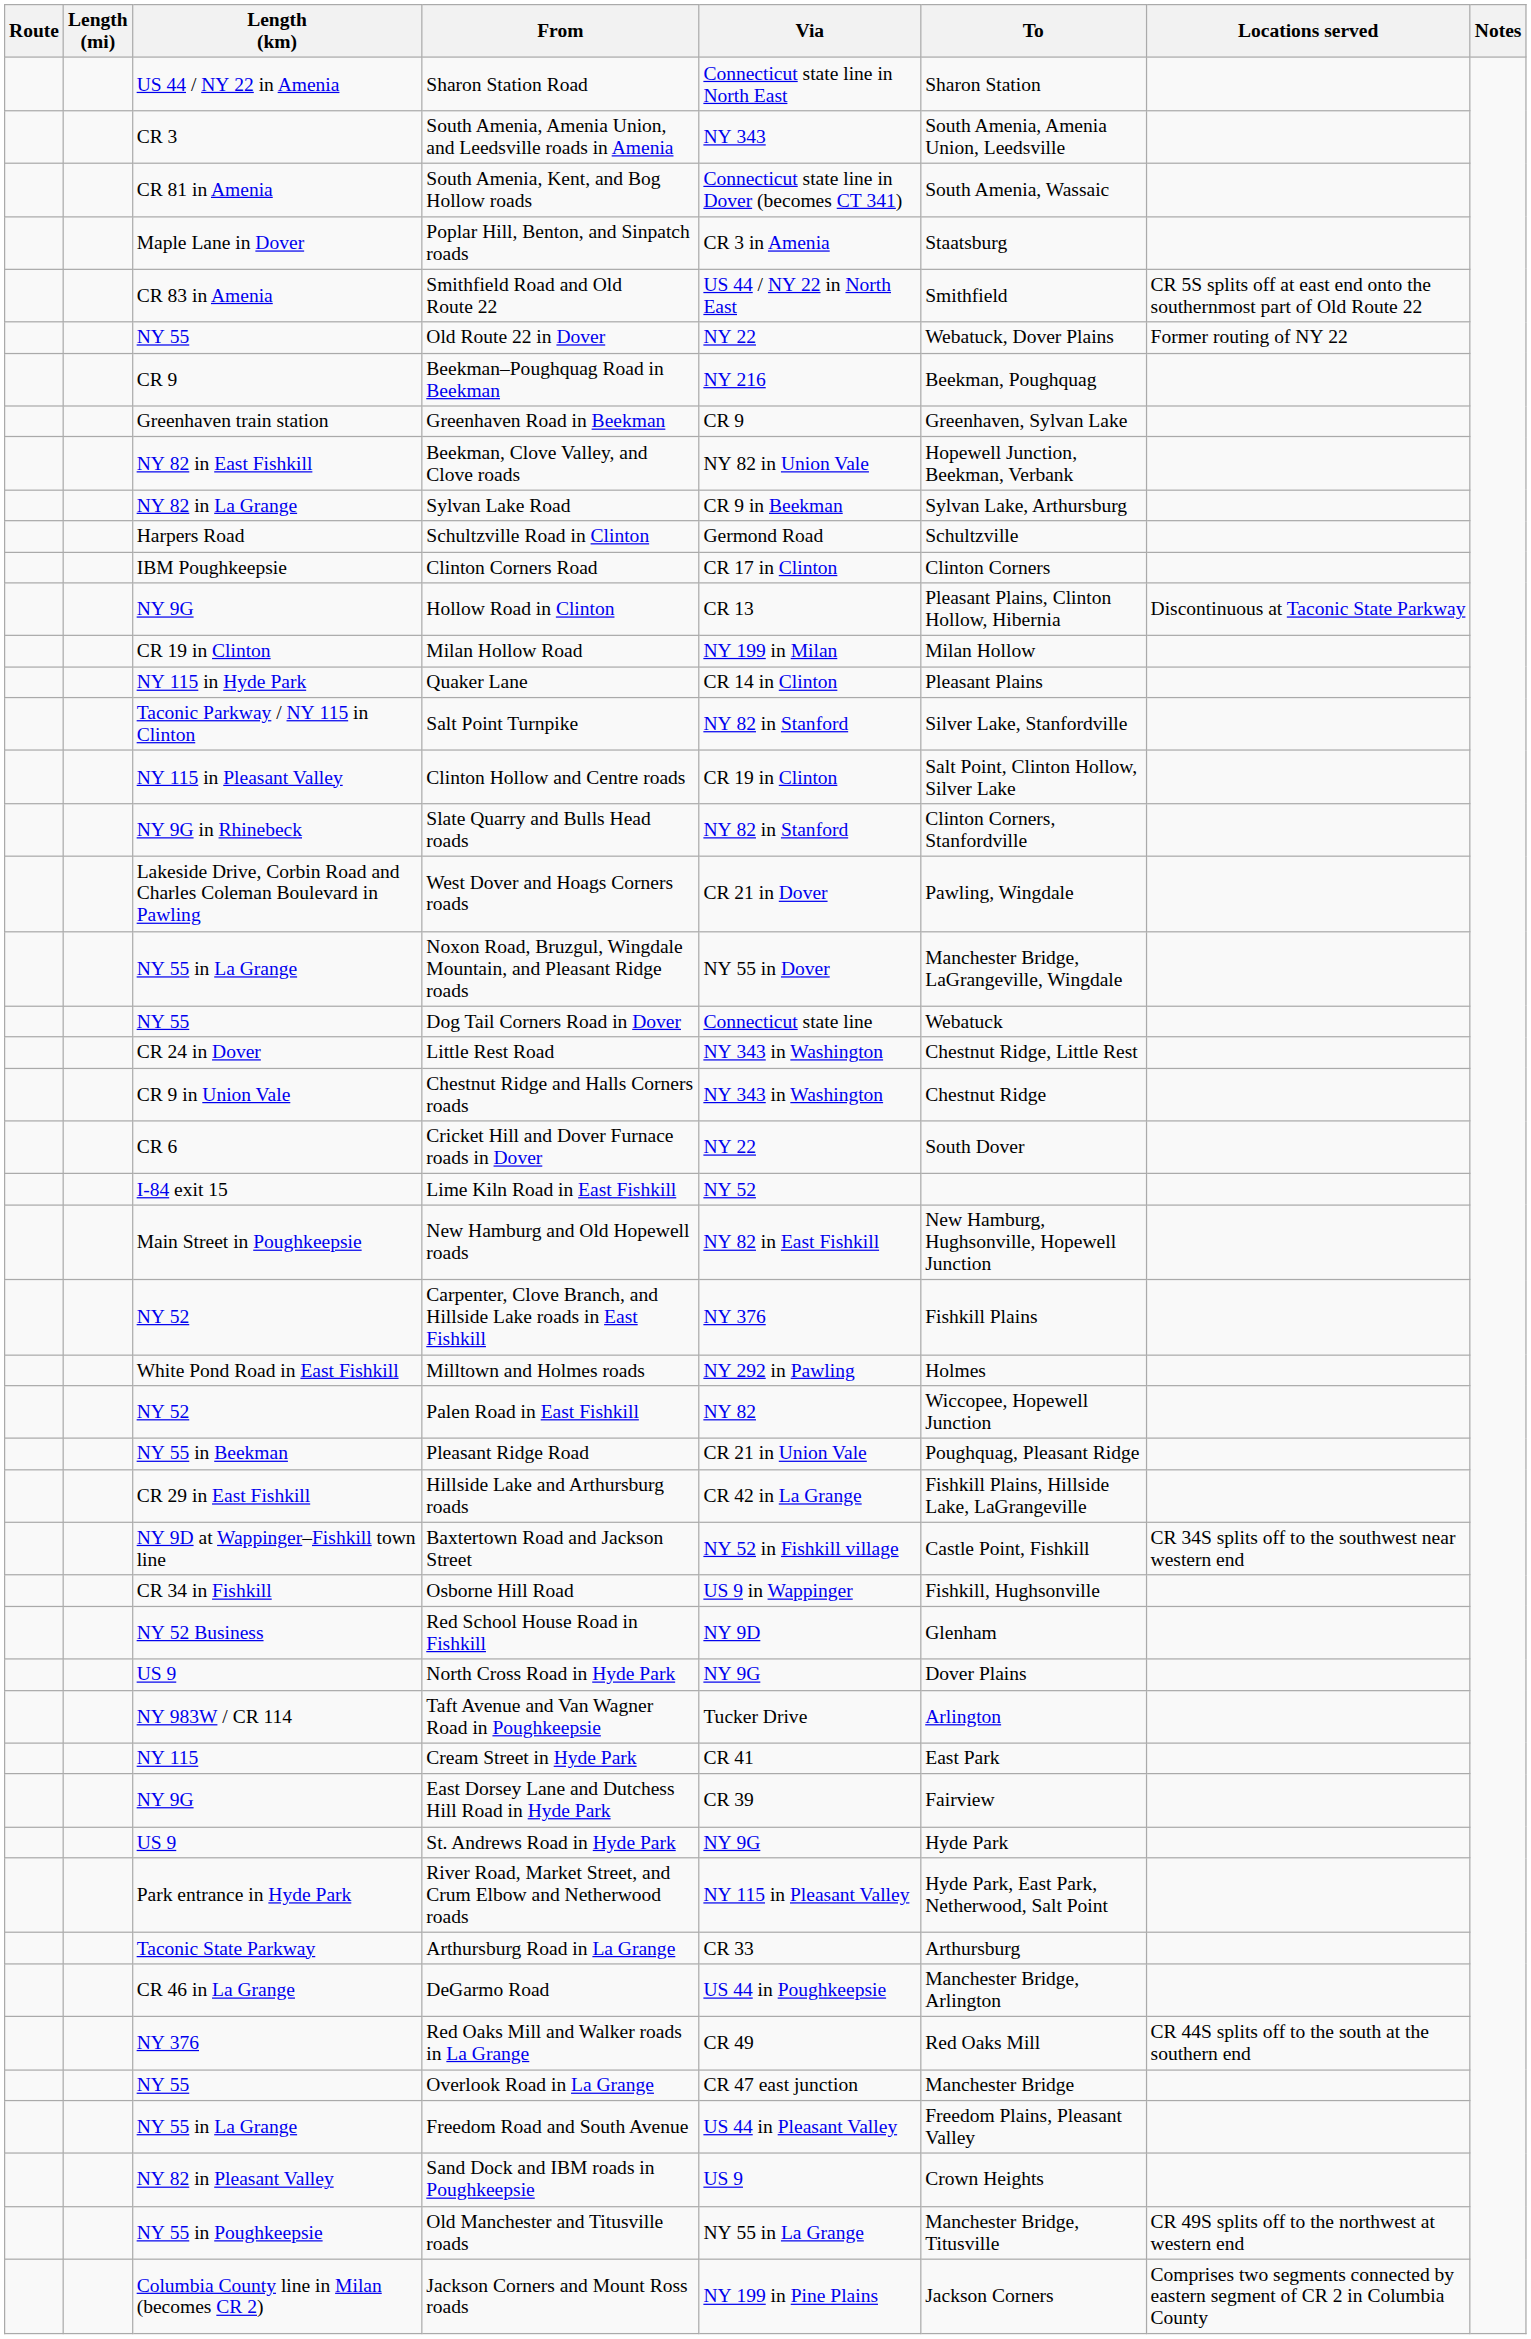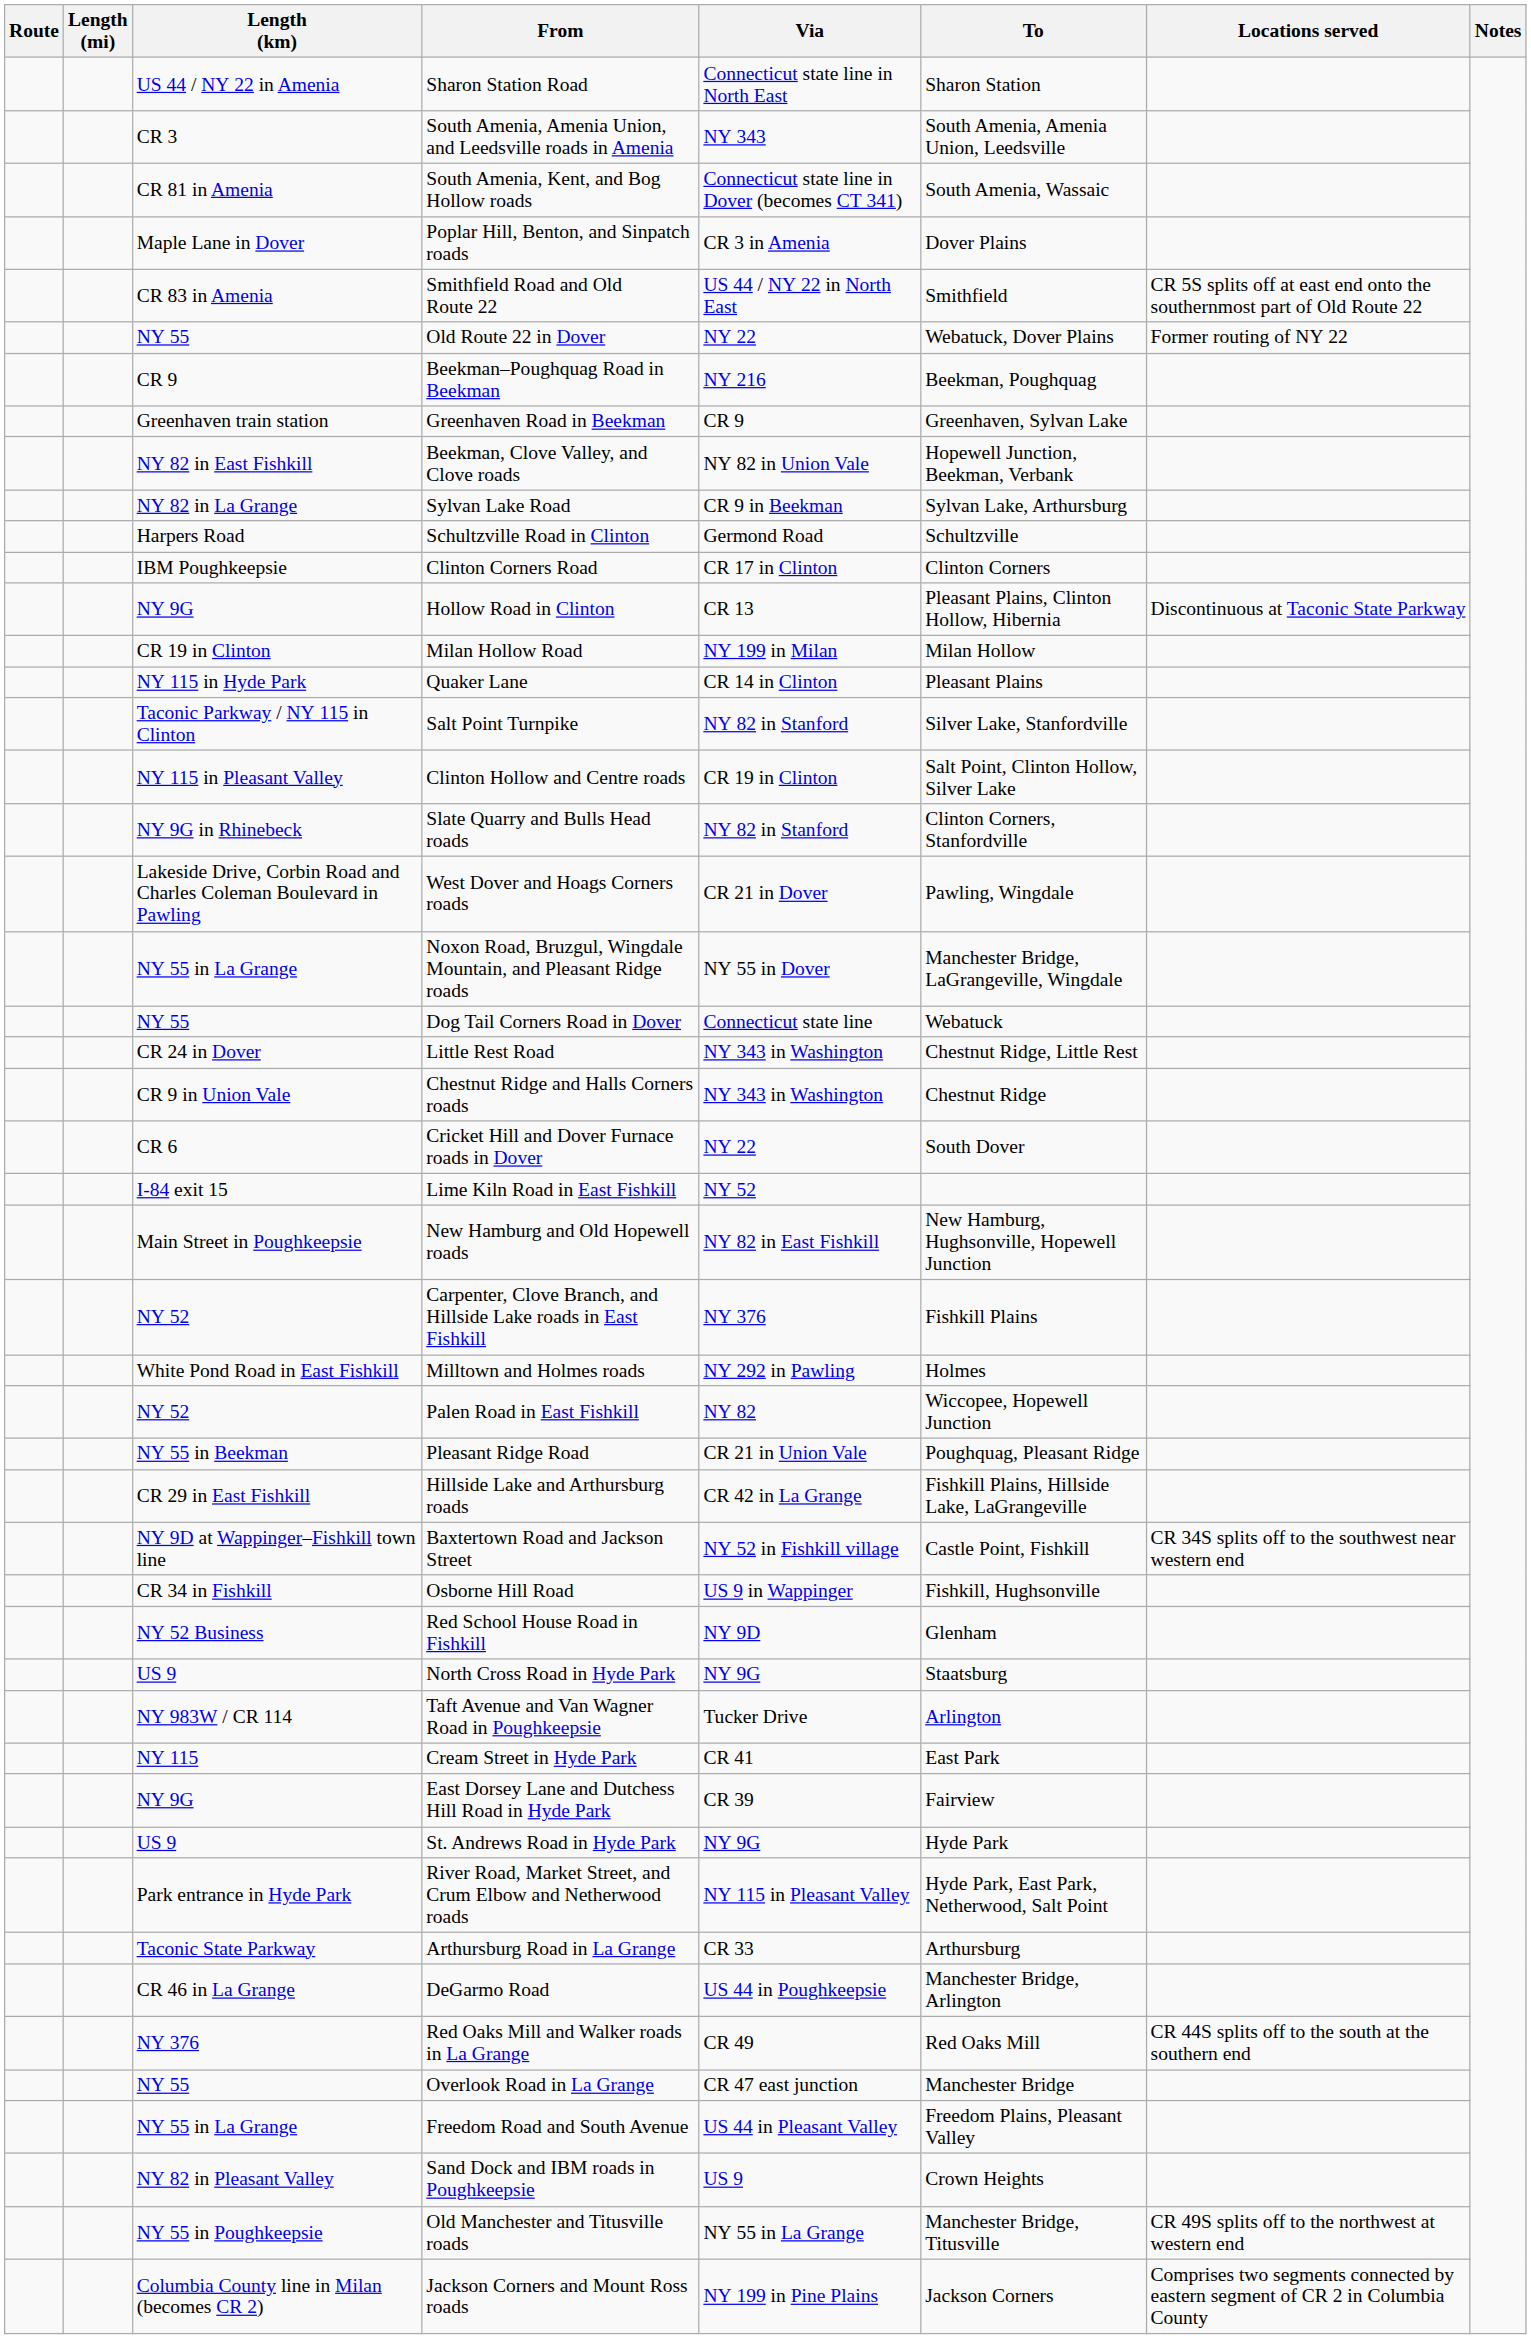(966, 242) Staatsburg -> (976, 242) Dover Plains
(976, 1674) Dover Plains -> (966, 1674) Staatsburg
